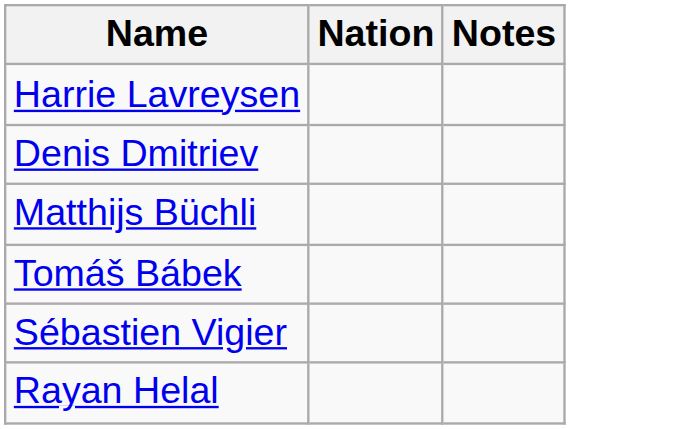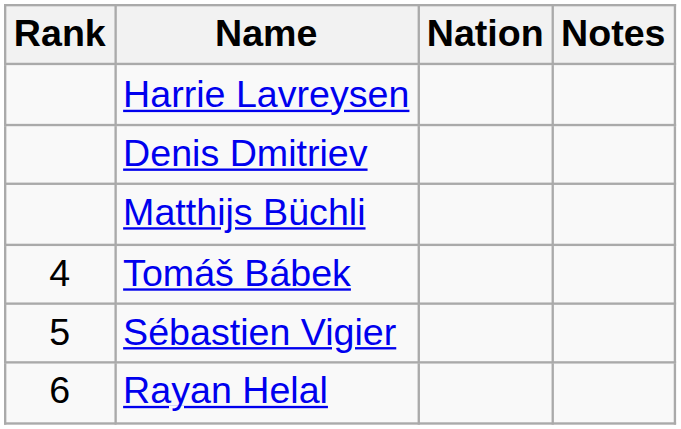+ column: (60, 34)
